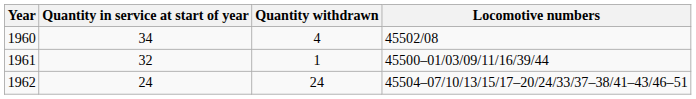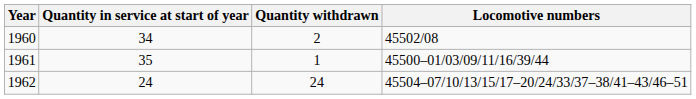(317, 37) 4 -> (317, 37) 2
(146, 60) 32 -> (146, 60) 35
